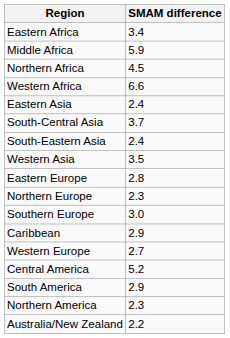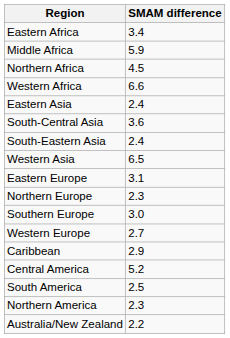(136, 123) 3.7 -> (136, 123) 3.6
(136, 159) 3.5 -> (136, 159) 6.5
(136, 178) 2.8 -> (136, 178) 3.1
rows swapped: (49, 251) <-> (34, 232)
(136, 287) 2.9 -> (136, 287) 2.5
